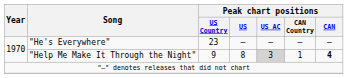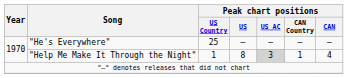(214, 43) 23 -> (214, 43) 25
(214, 56) 9 -> (214, 56) 1
(329, 56) bold -> (329, 56) normal
